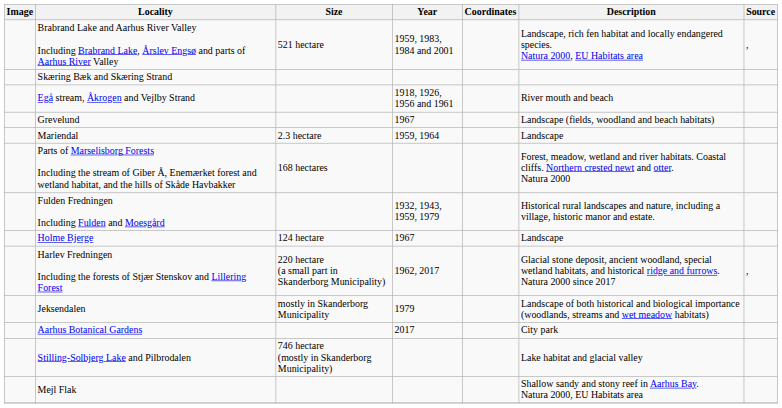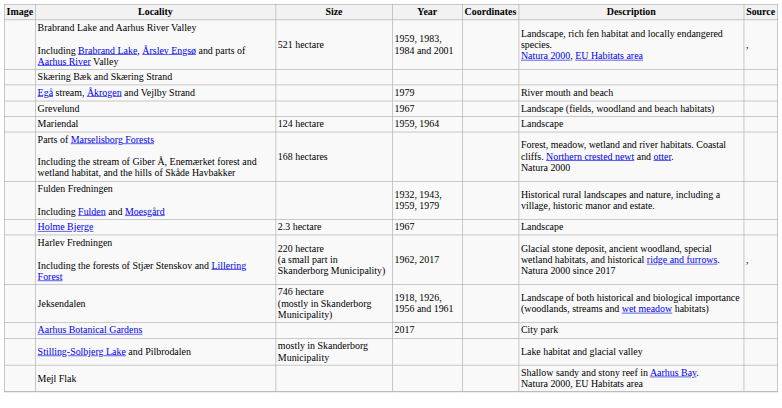(424, 98) 1918, 1926, 1956 and 1961 -> (404, 93) 1979
(300, 135) 2.3 hectare -> (301, 124) 124 hectare
(301, 238) 124 hectare -> (300, 227) 2.3 hectare
(323, 309) mostly in Skanderborg Municipality -> (325, 303) 746 hectare (mostly in Skanderborg Municipality)
(404, 309) 1979 -> (424, 303) 1918, 1926, 1956 and 1961
(325, 357) 746 hectare (mostly in Skanderborg Municipality) -> (323, 351) mostly in Skanderborg Municipality
